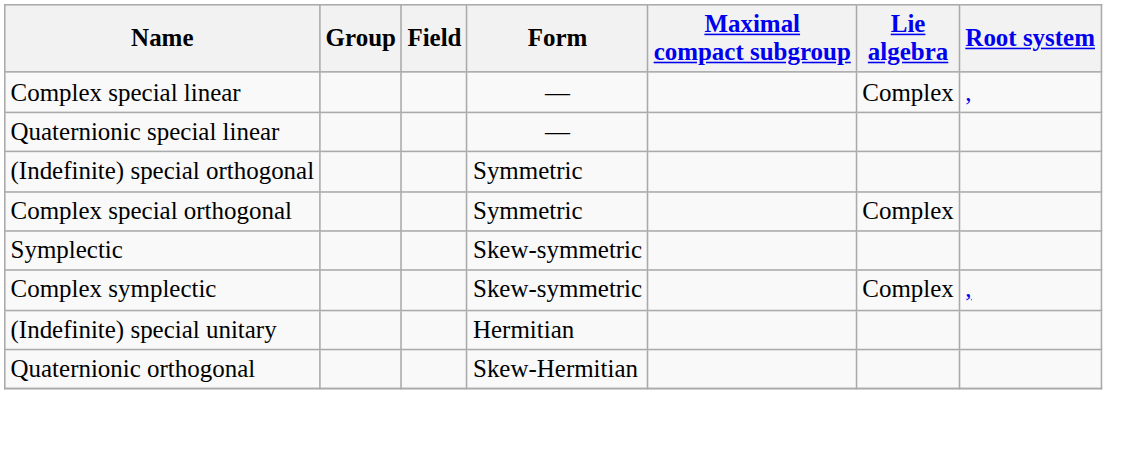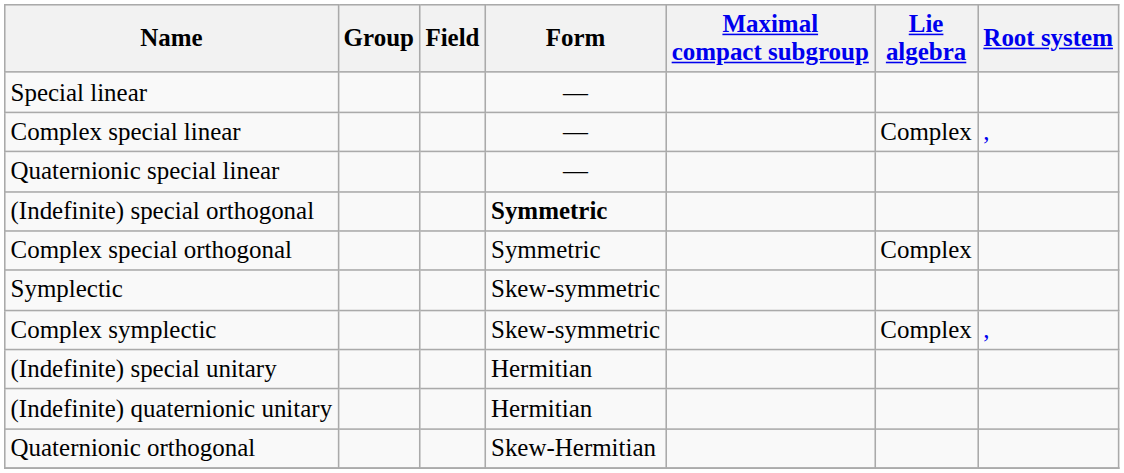+ row: (79, 91)
(528, 171) normal -> (549, 210) bold
+ row: (171, 408)
